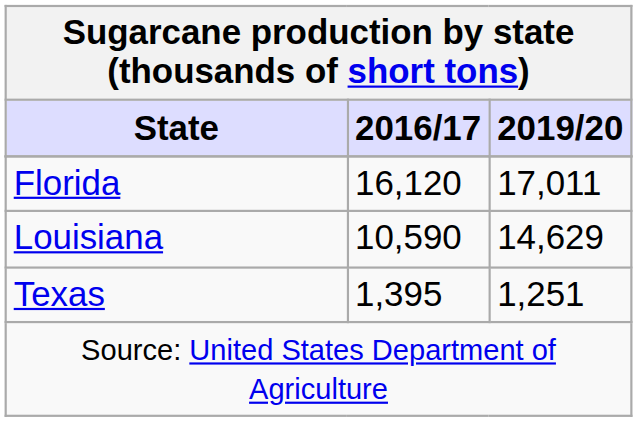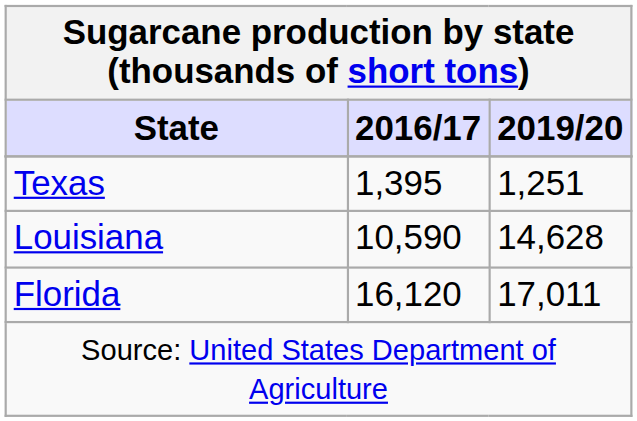rows swapped: (67, 182) <-> (59, 293)
(551, 238) 14,629 -> (551, 238) 14,628
